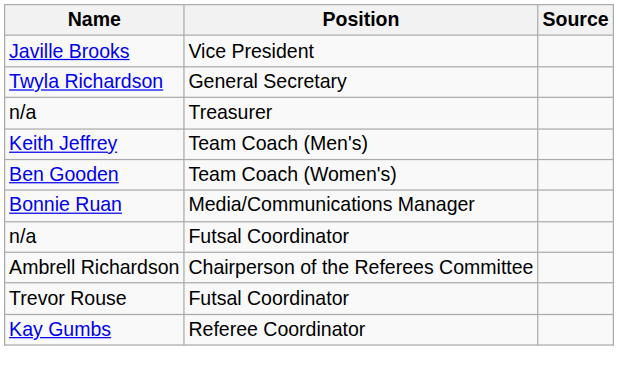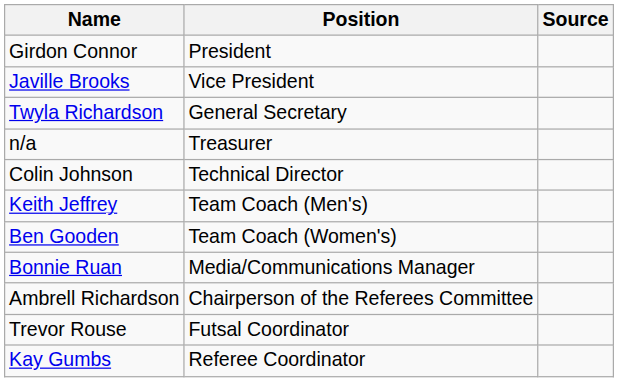+ row: (73, 50)
+ row: (71, 174)
- row: (23, 236)
